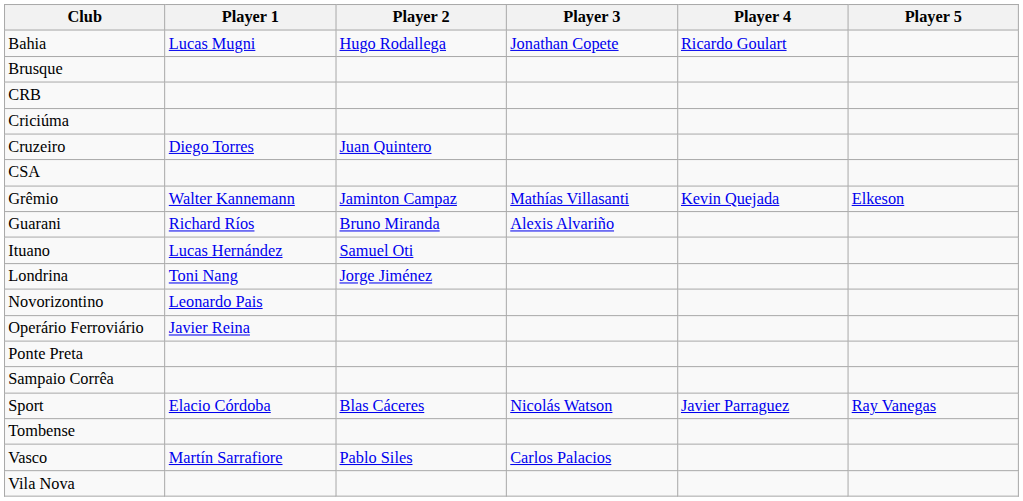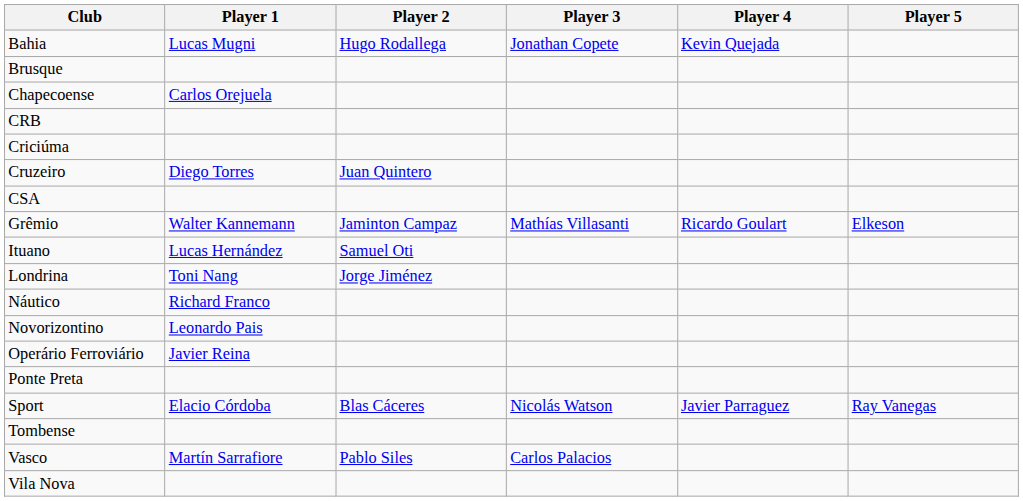(734, 43) Ricardo Goulart -> (730, 43) Kevin Quejada
+ row: (51, 95)
(730, 198) Kevin Quejada -> (734, 224) Ricardo Goulart
- row: (35, 224)
+ row: (34, 302)
- row: (61, 379)
